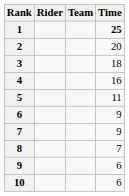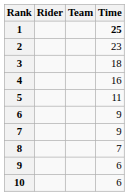(116, 47) 20 -> (116, 47) 23
